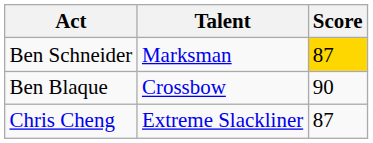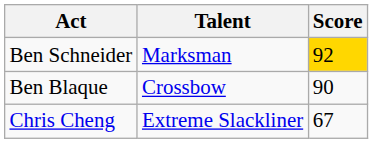(323, 54) 87 -> (323, 54) 92
(323, 120) 87 -> (323, 120) 67
